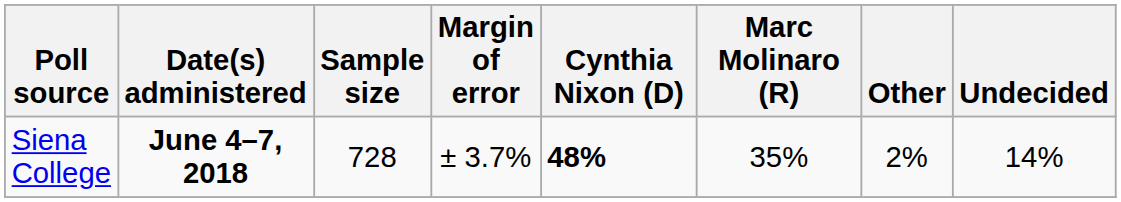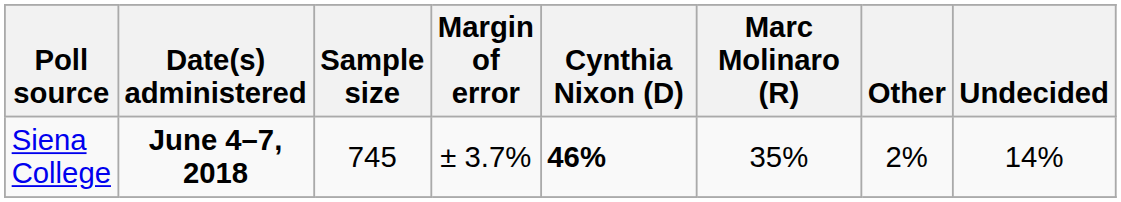(372, 156) 728 -> (372, 156) 745
(577, 156) 48% -> (577, 156) 46%
